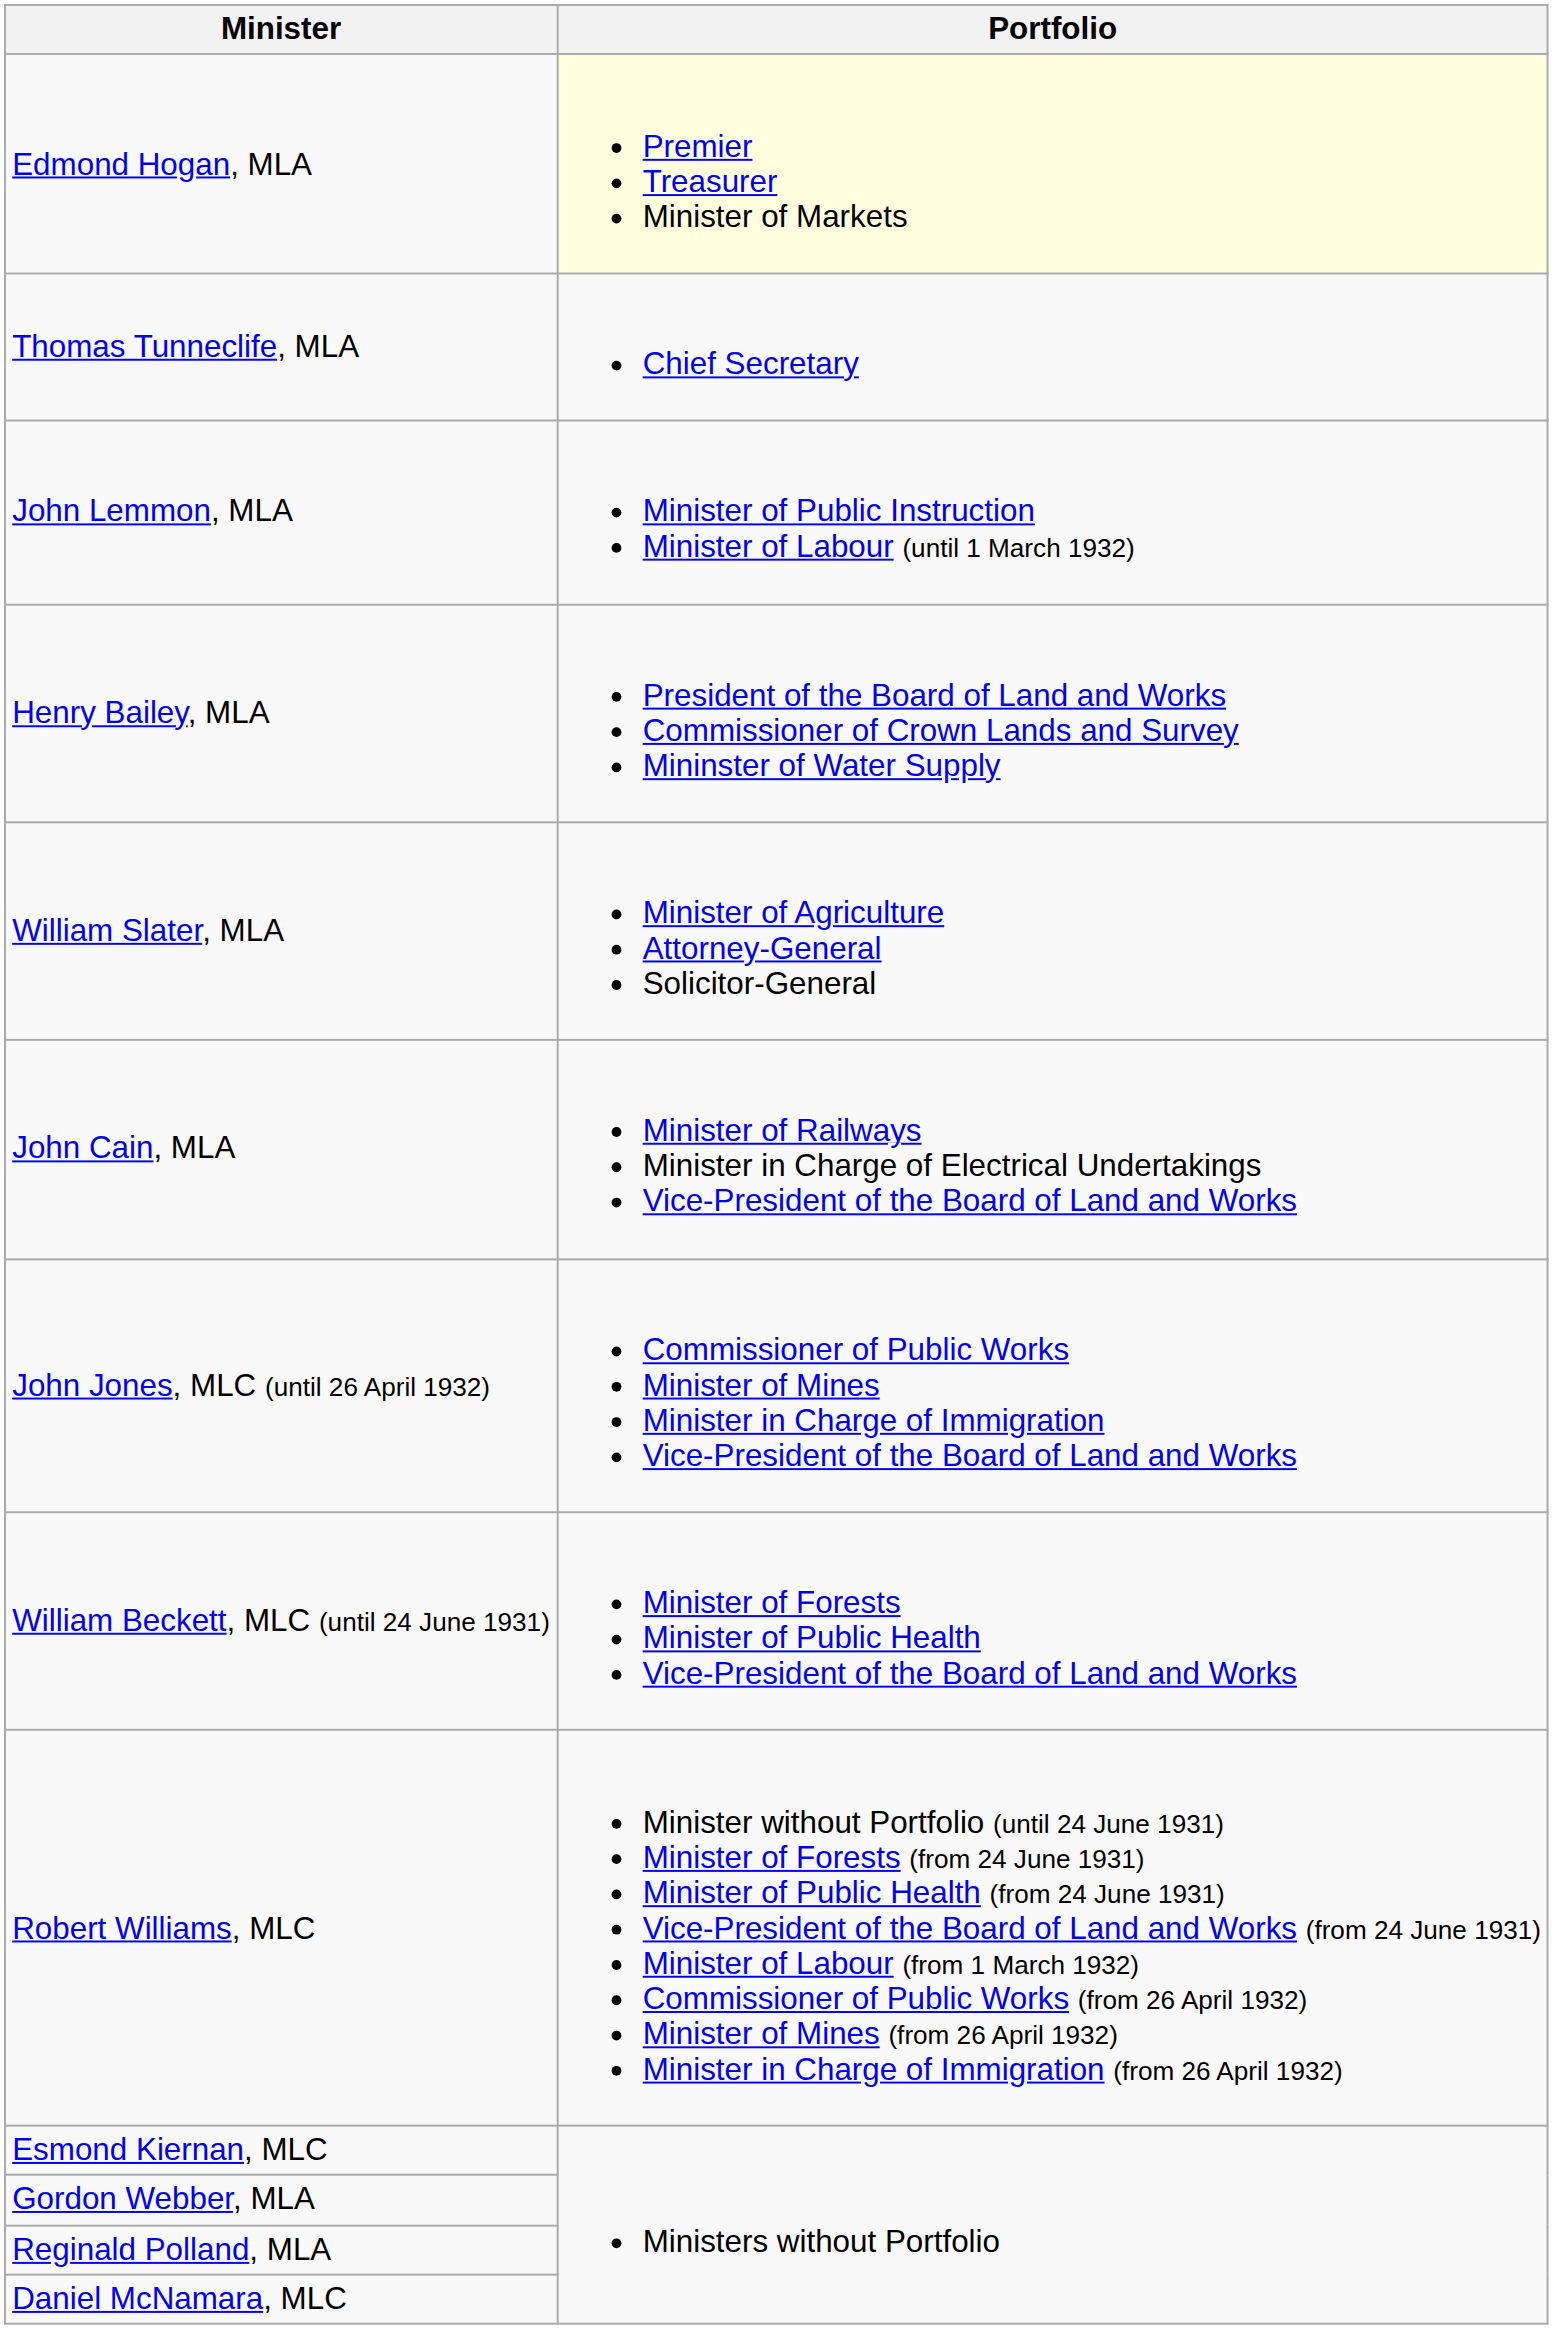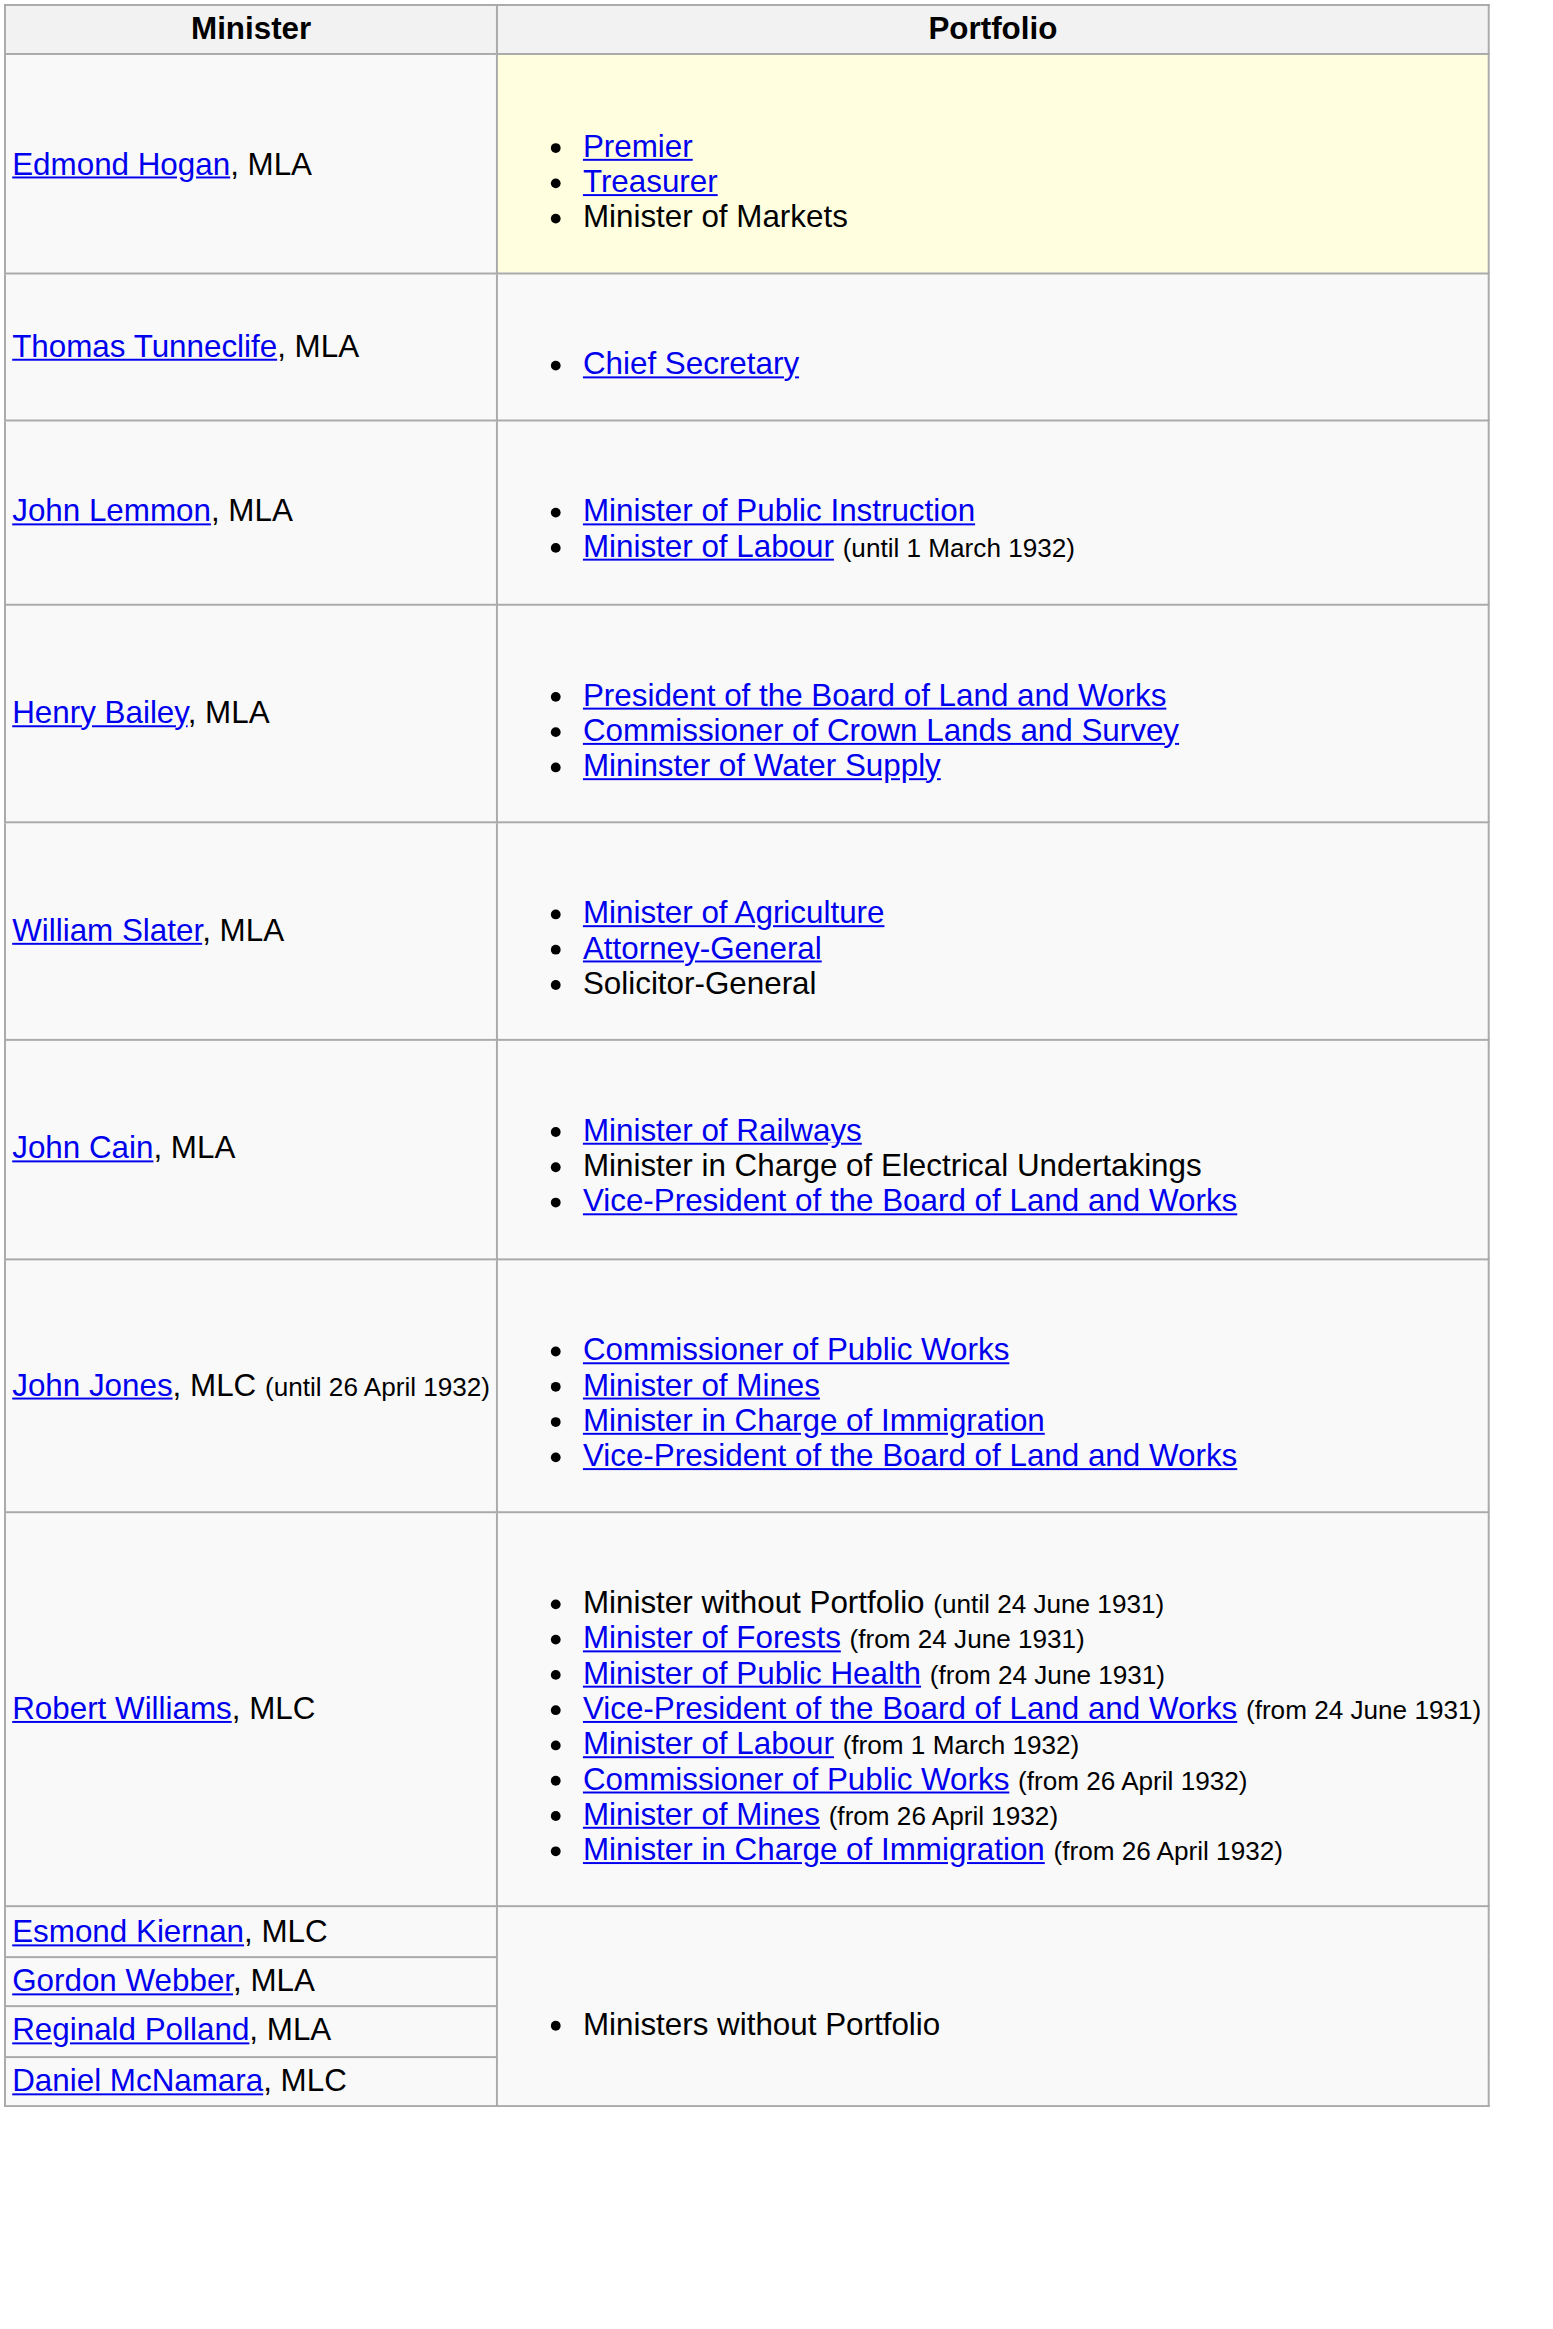- row: (281, 1620)
